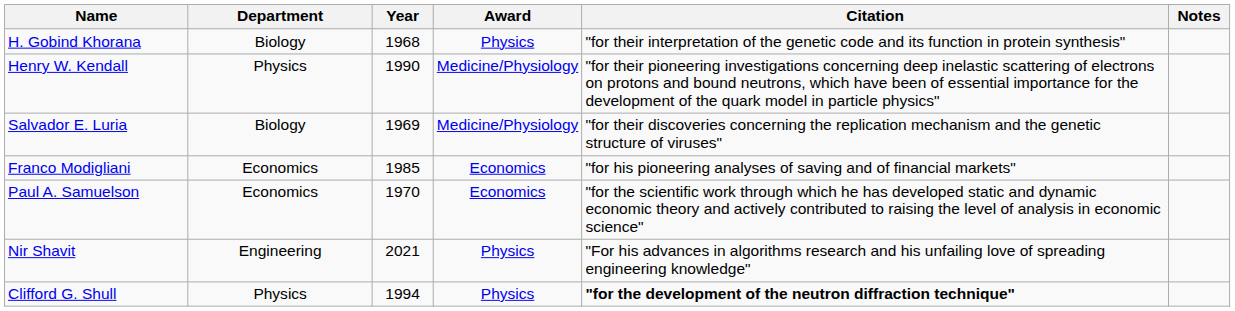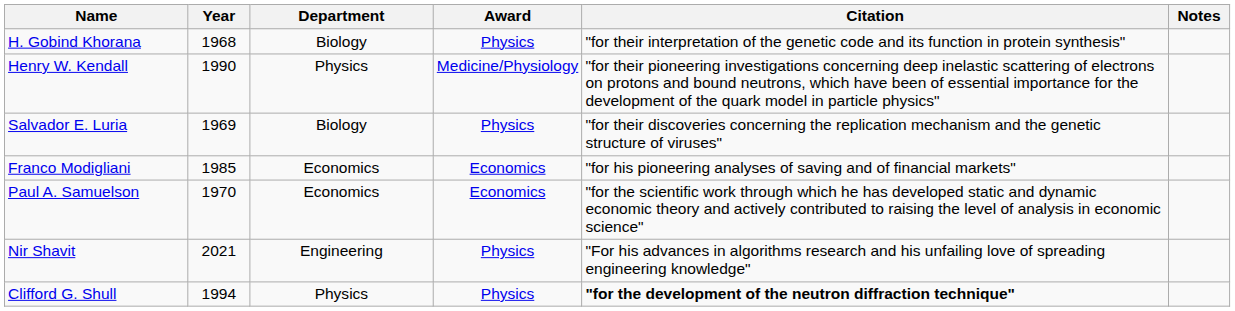columns swapped: (280, 16) <-> (403, 16)
(508, 125) Medicine/Physiology -> (508, 125) Physics
